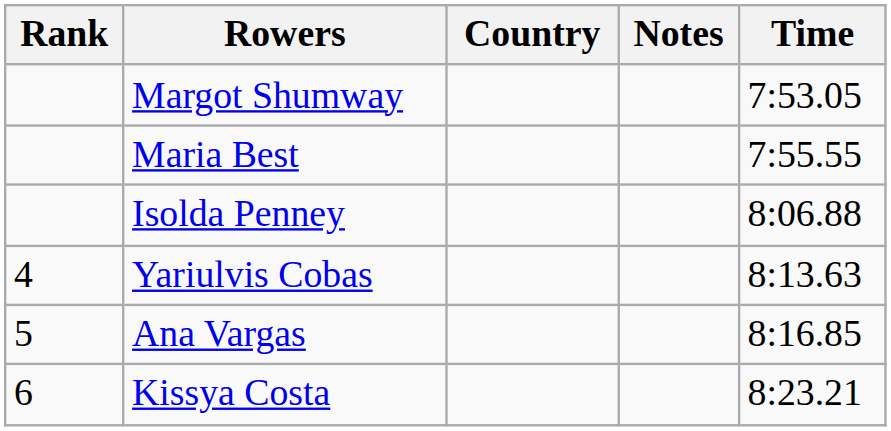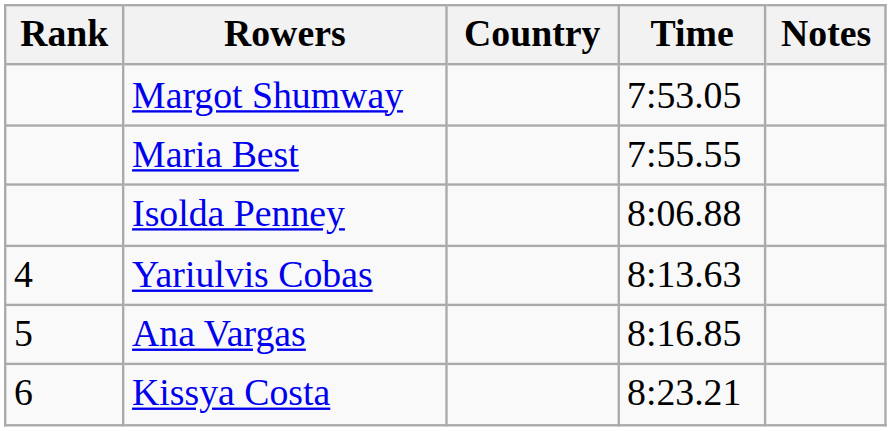columns swapped: (813, 34) <-> (679, 34)
